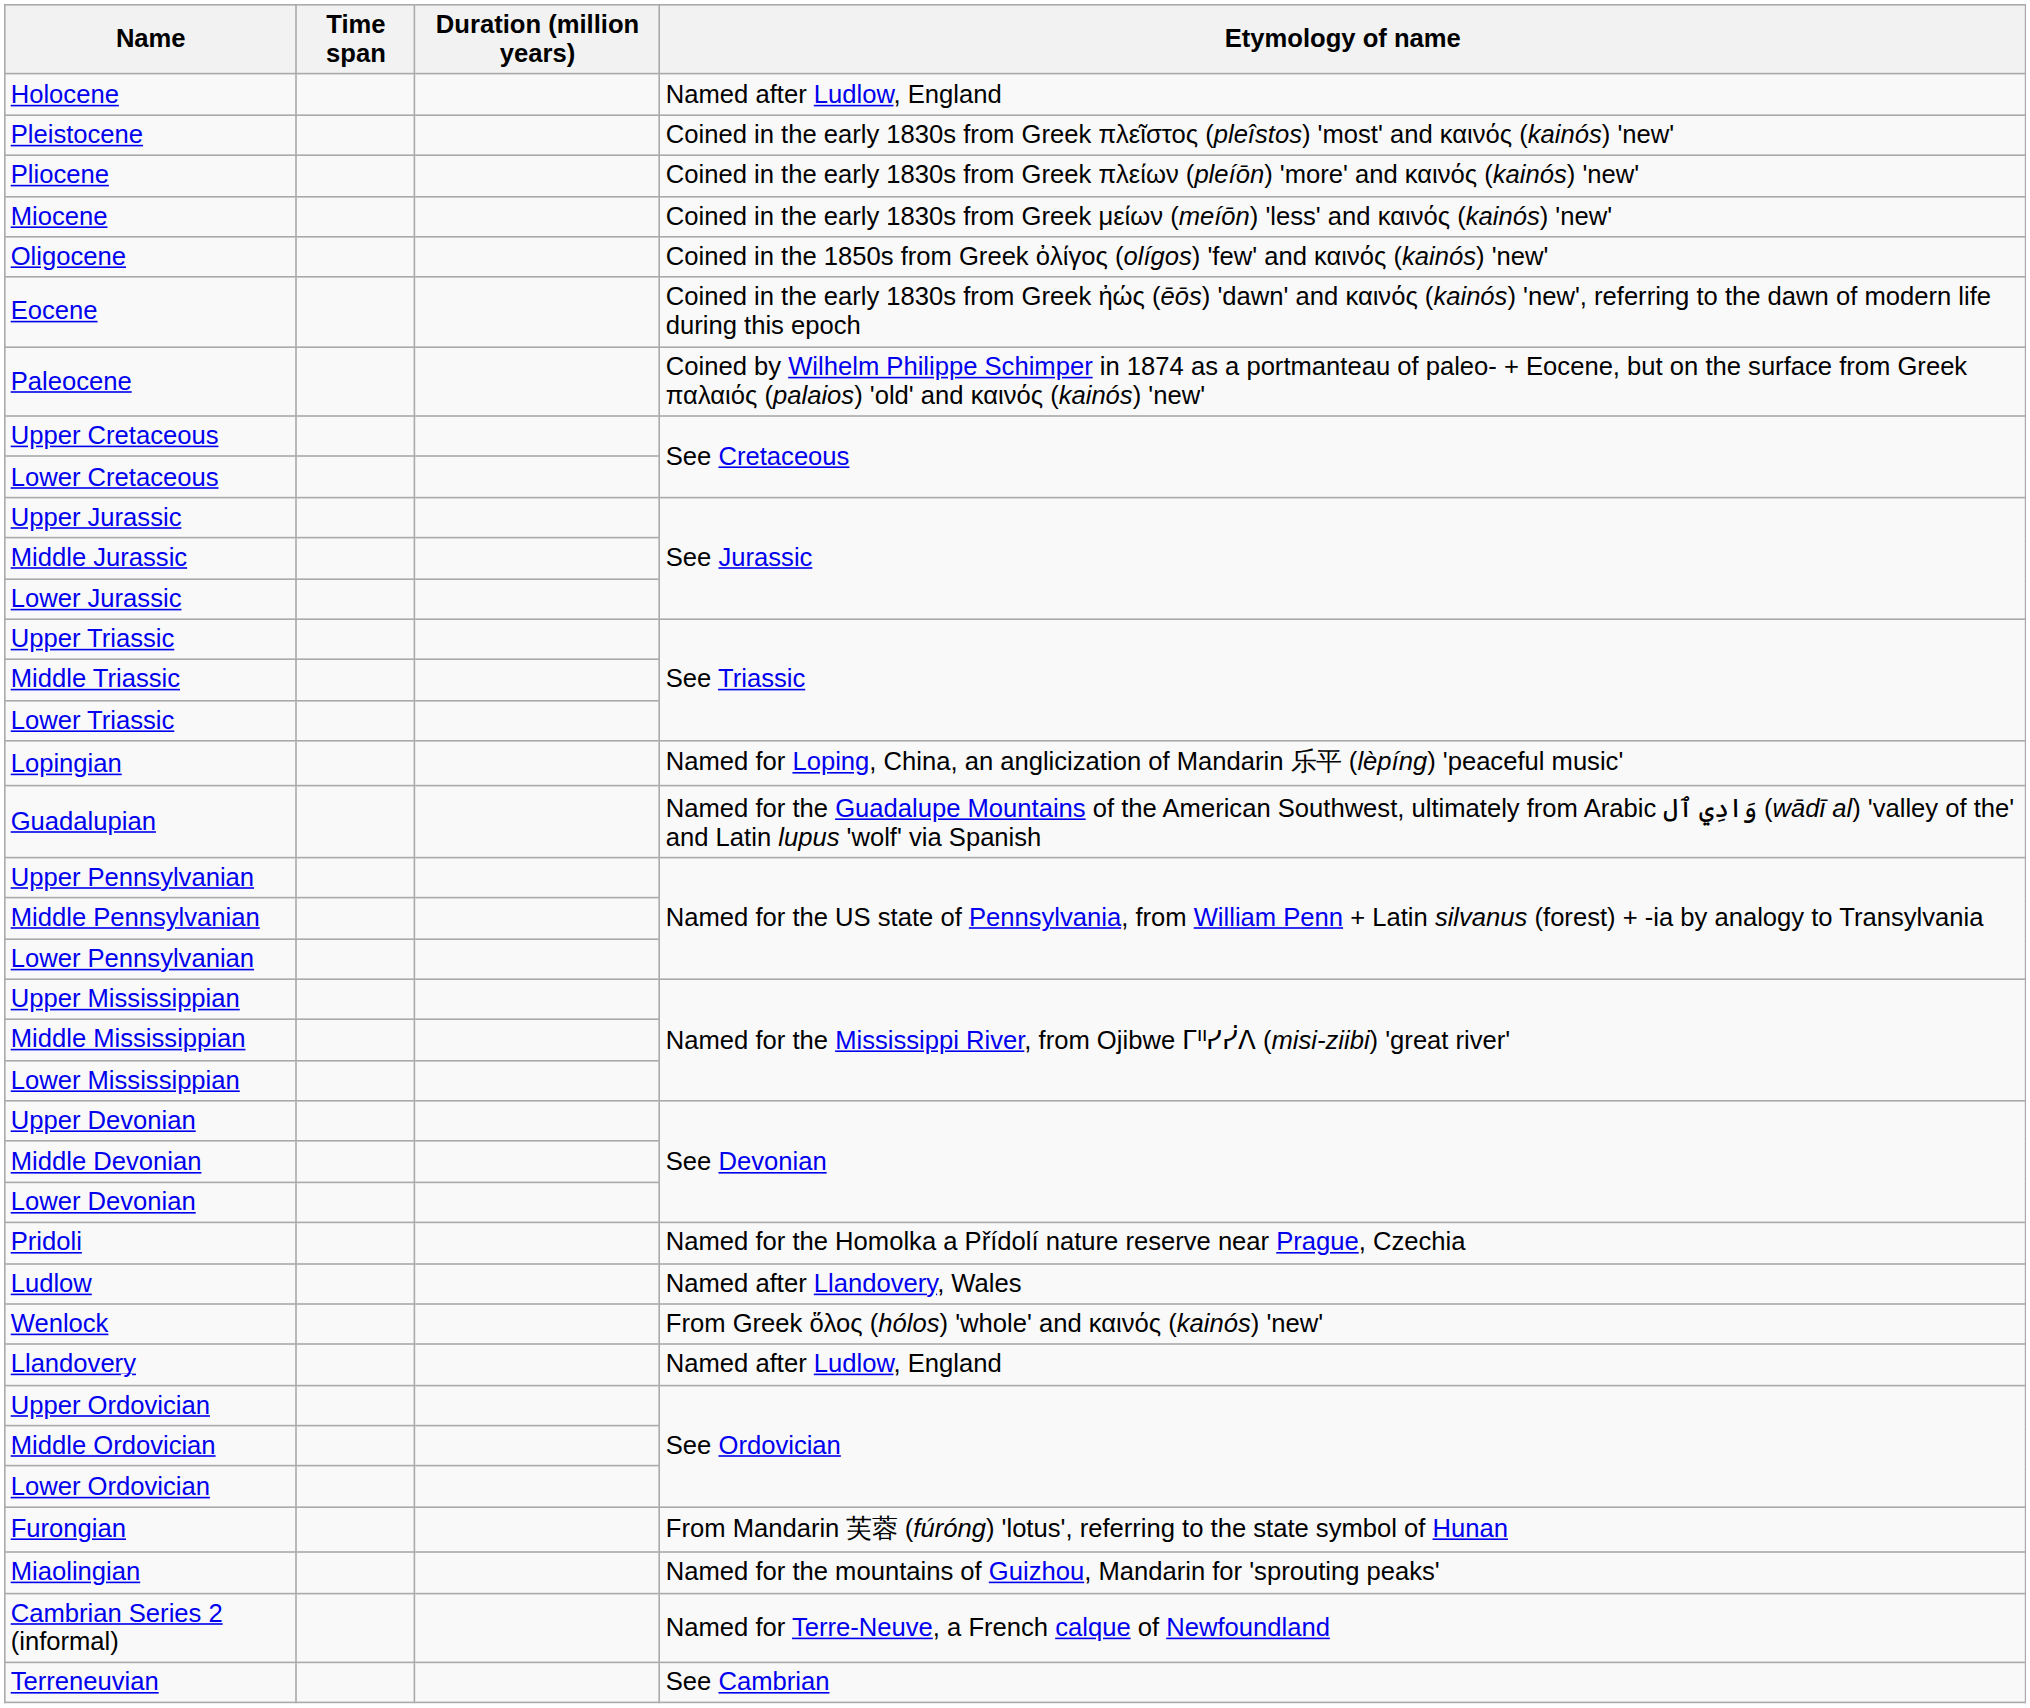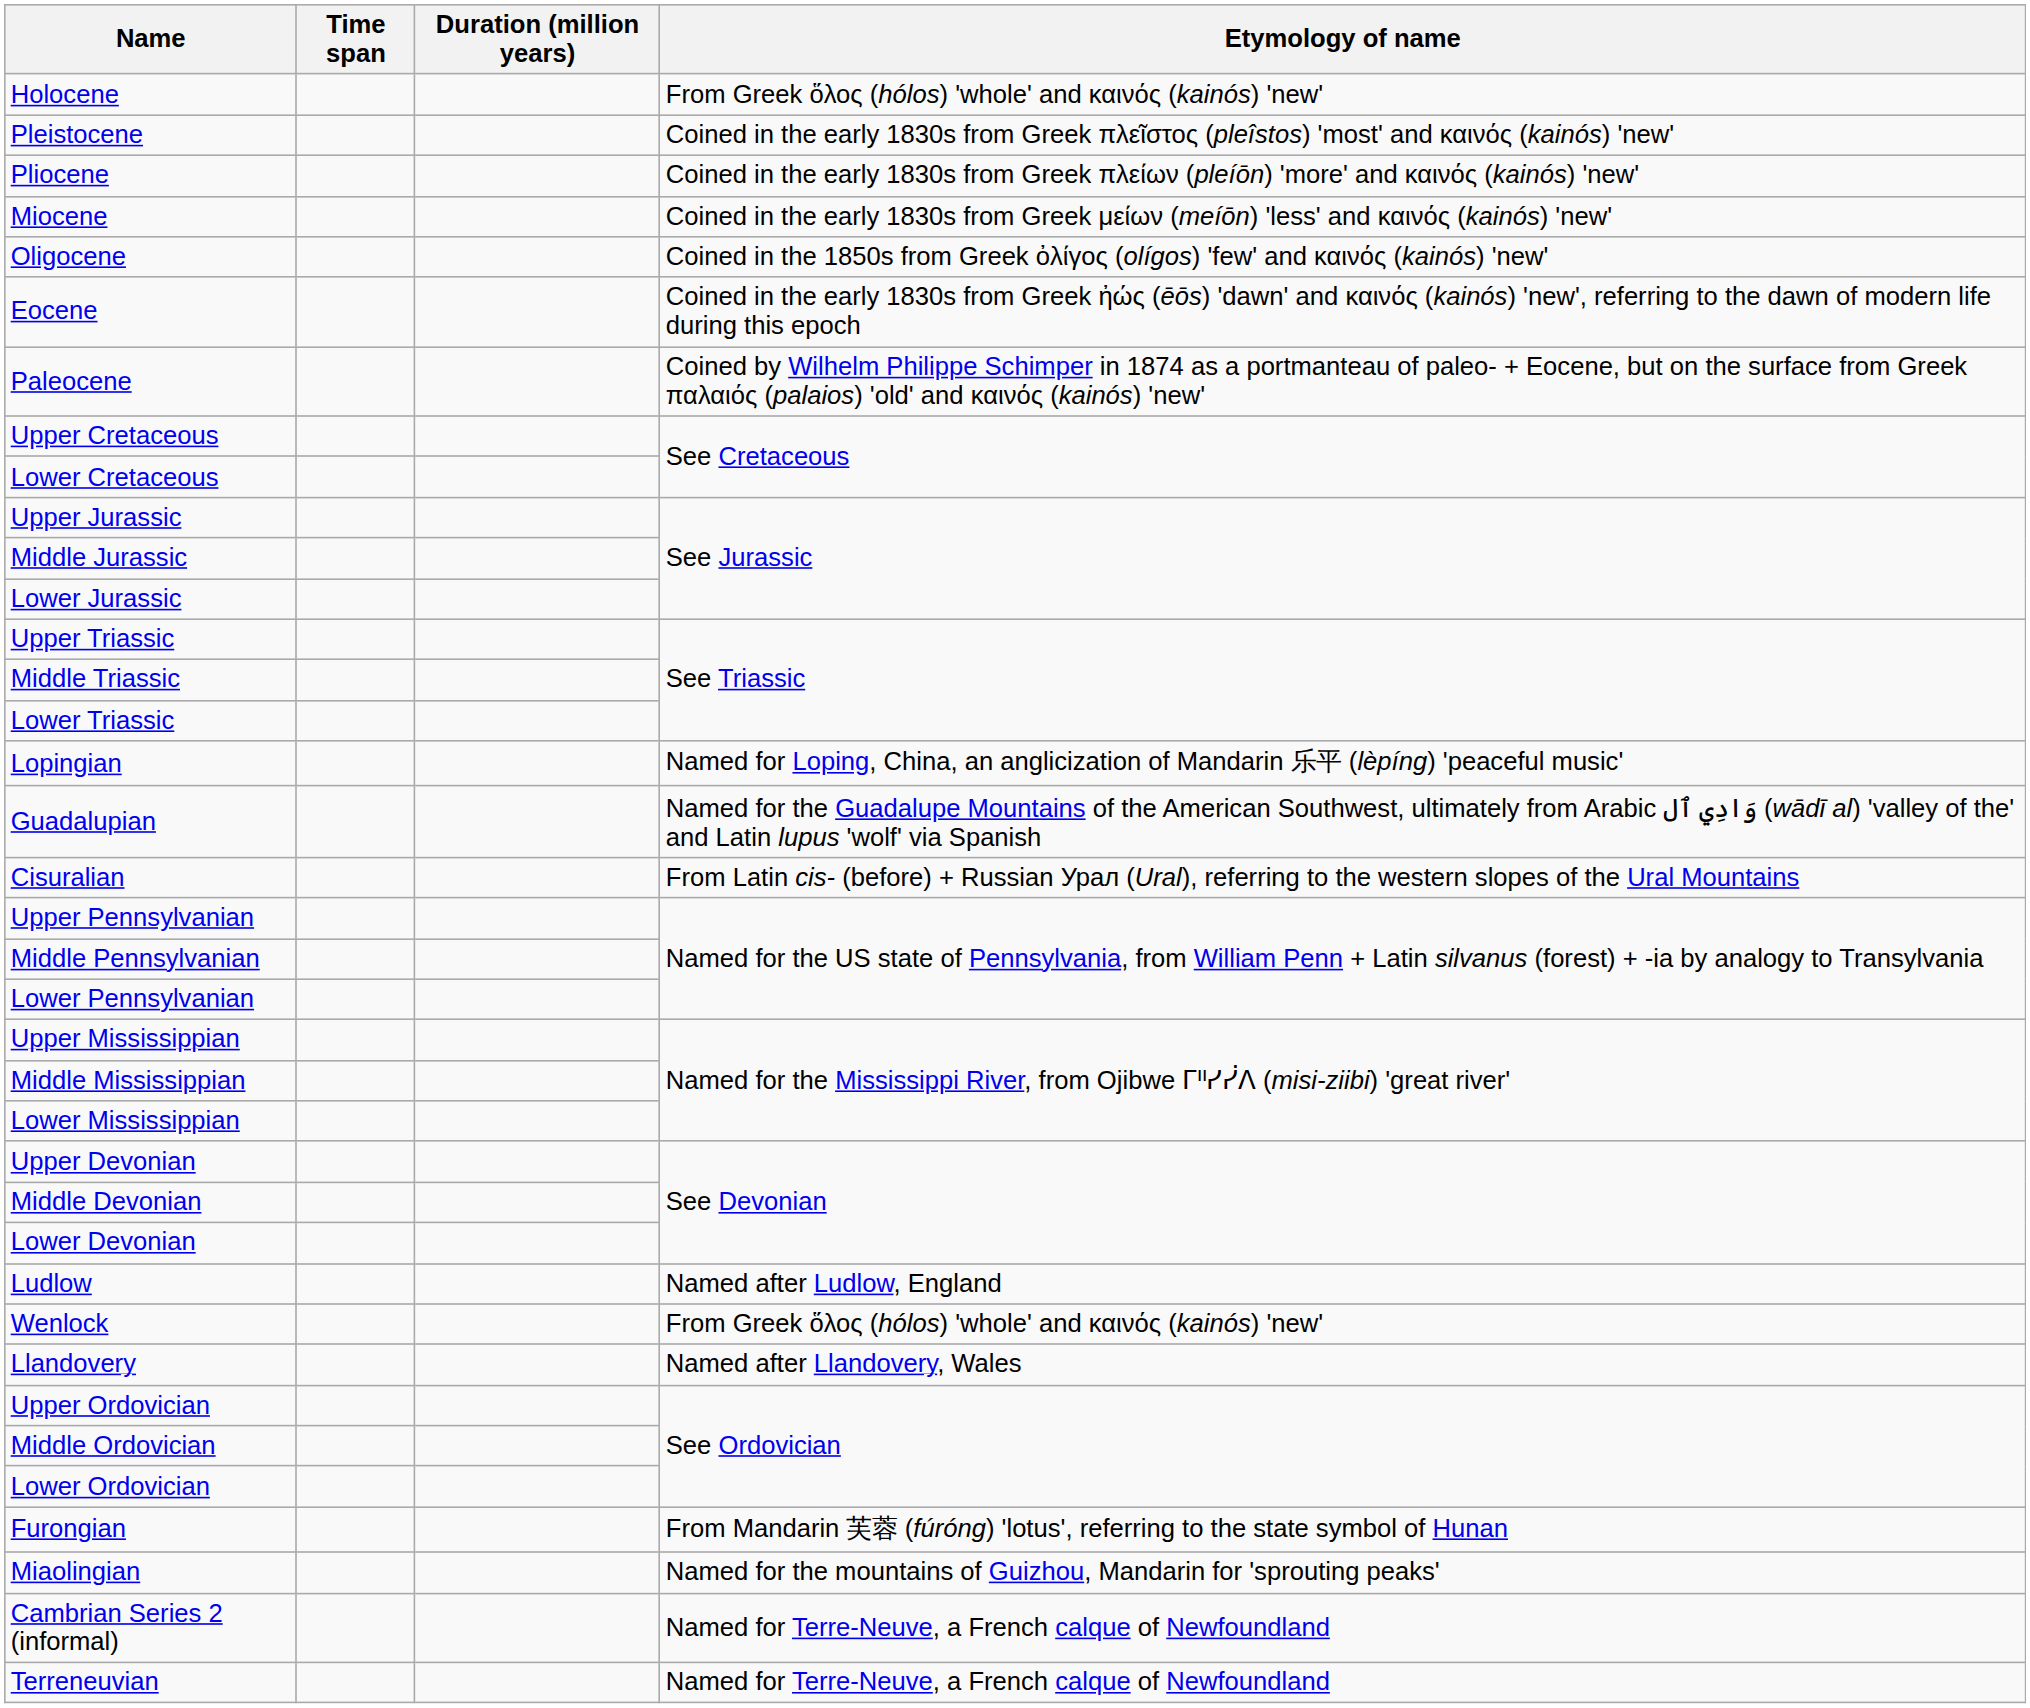(834, 94) Named after Ludlow, England -> (994, 94) From Greek ὅλος (hólos) 'whole' and καινός (kainós) 'new'
+ row: (68, 877)
- row: (46, 1242)
(844, 1283) Named after Llandovery, Wales -> (834, 1283) Named after Ludlow, England
(834, 1364) Named after Ludlow, England -> (844, 1364) Named after Llandovery, Wales
(748, 1682) See Cambrian -> (998, 1682) Named for Terre-Neuve, a French calque of Newfoundland
